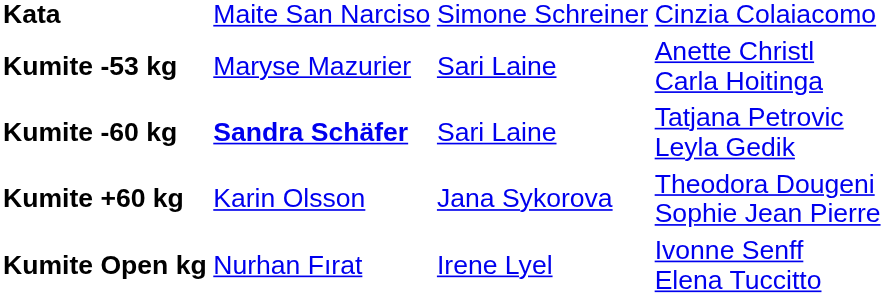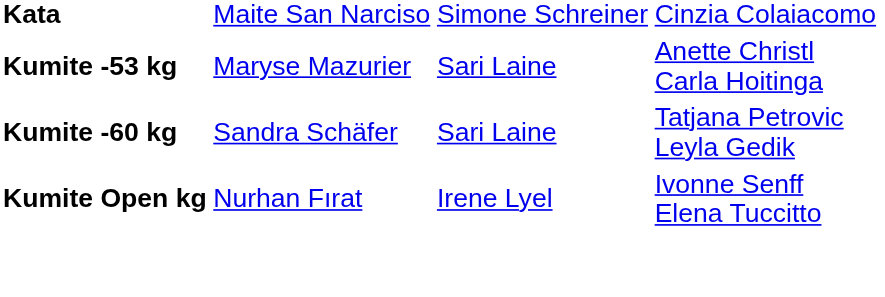(311, 132) bold -> (306, 132) normal
- row: (93, 198)
